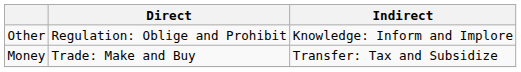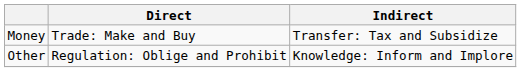rows swapped: (26, 56) <-> (26, 35)
